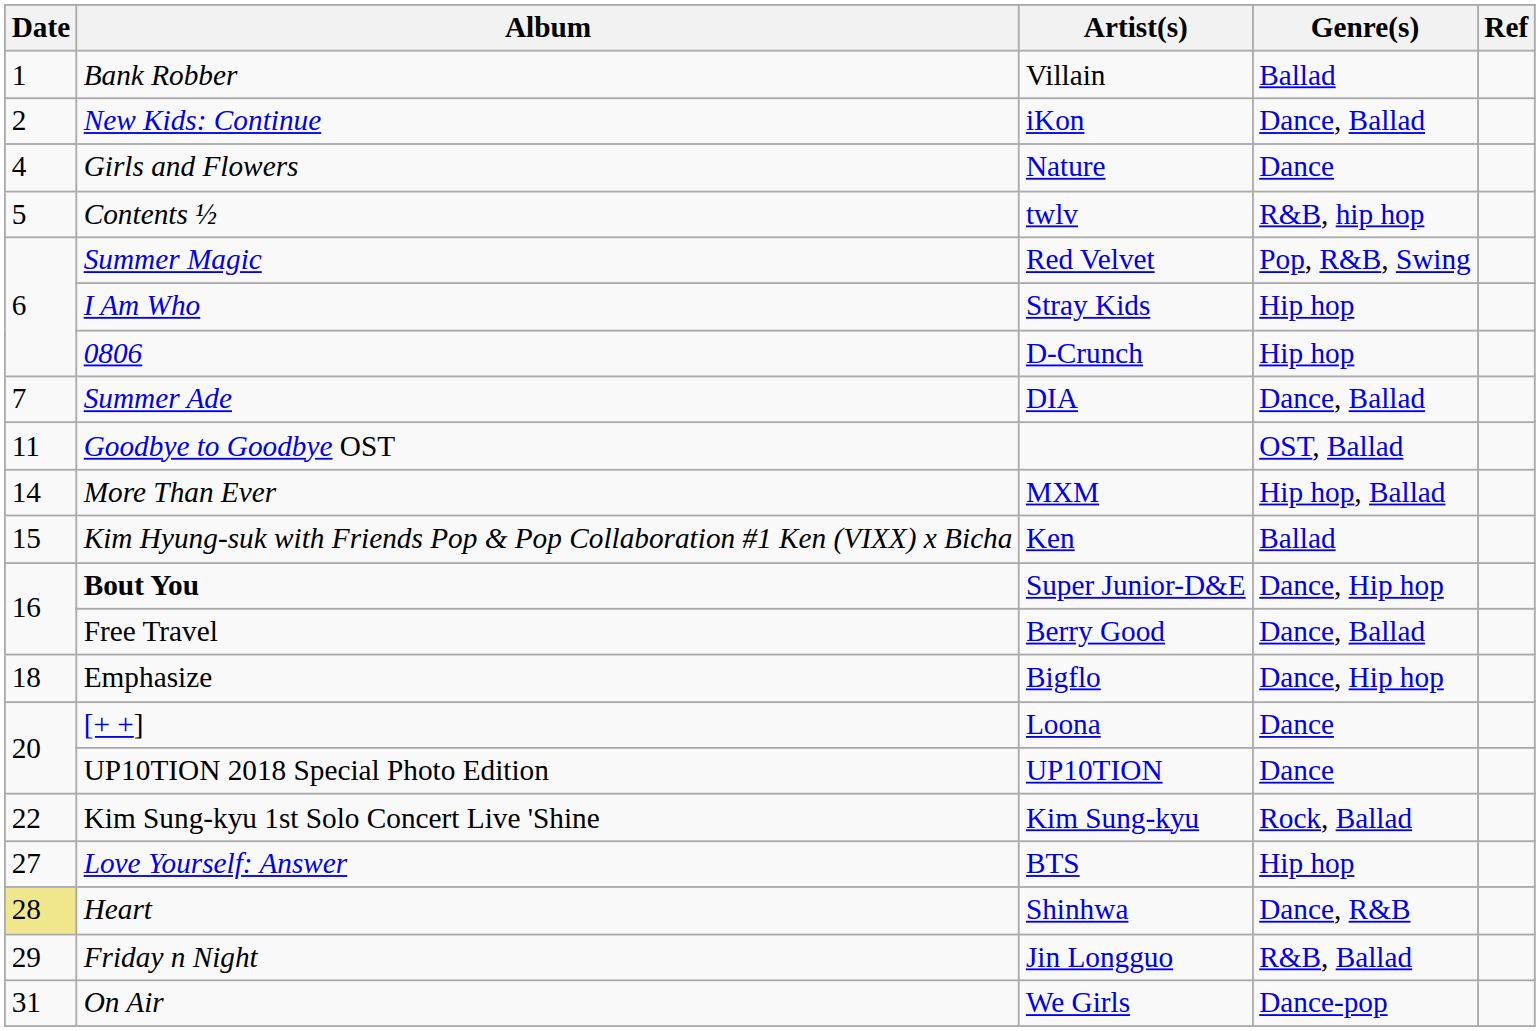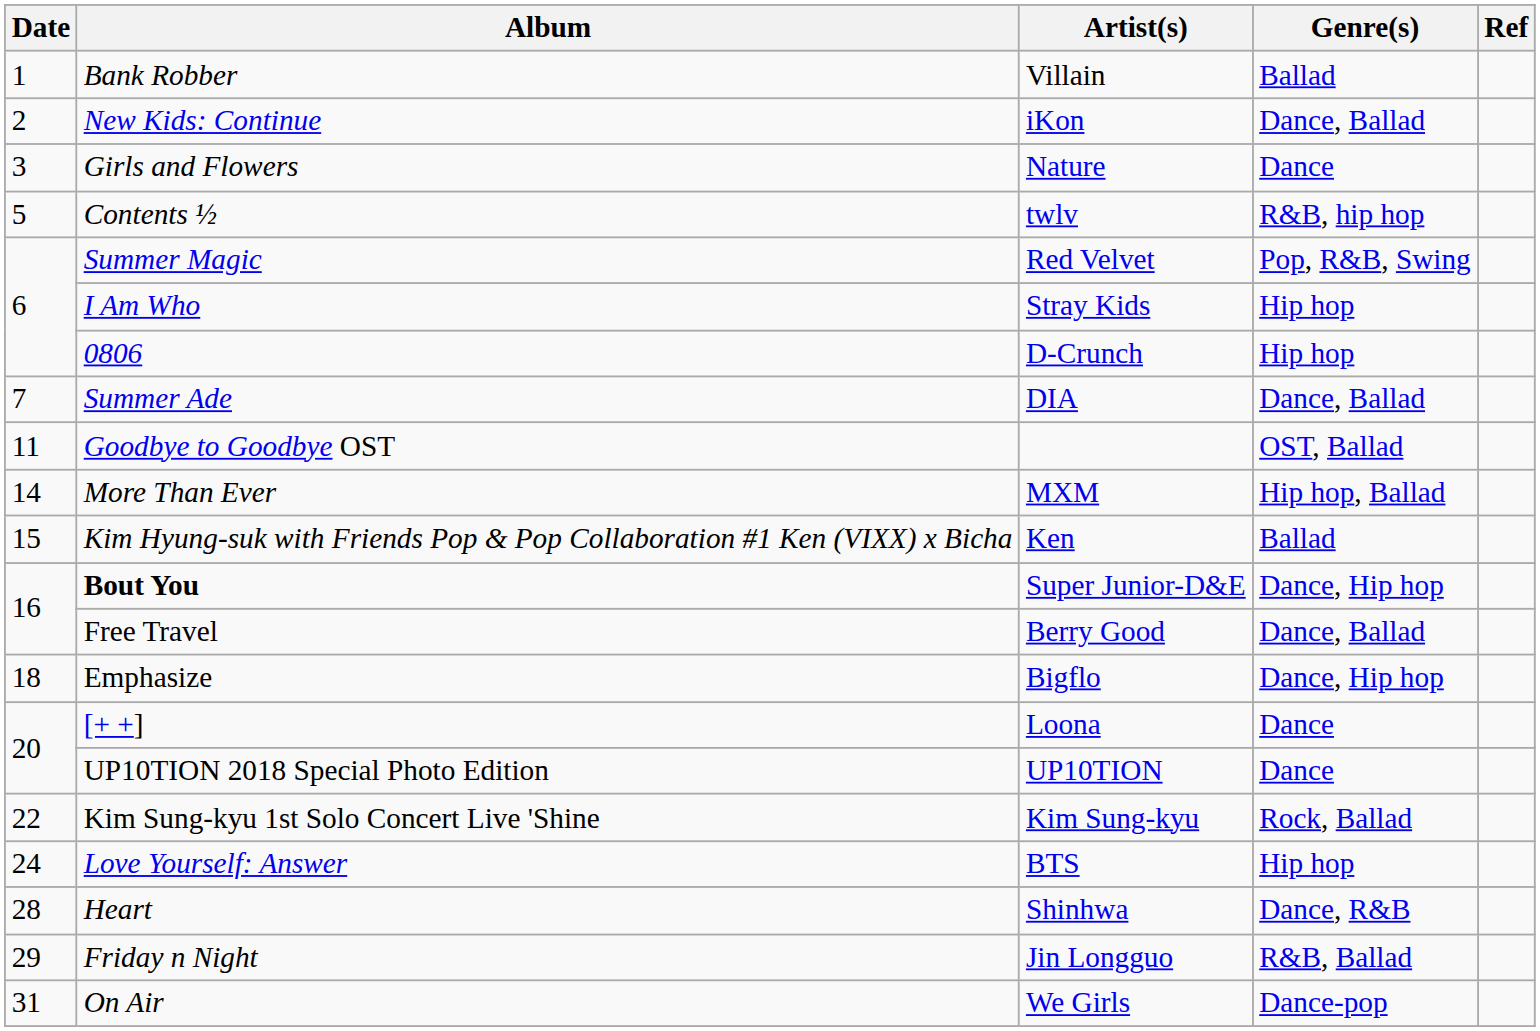(19, 167) 4 -> (19, 167) 3
(26, 863) 27 -> (26, 863) 24
(26, 910) khaki background -> (26, 910) no background
